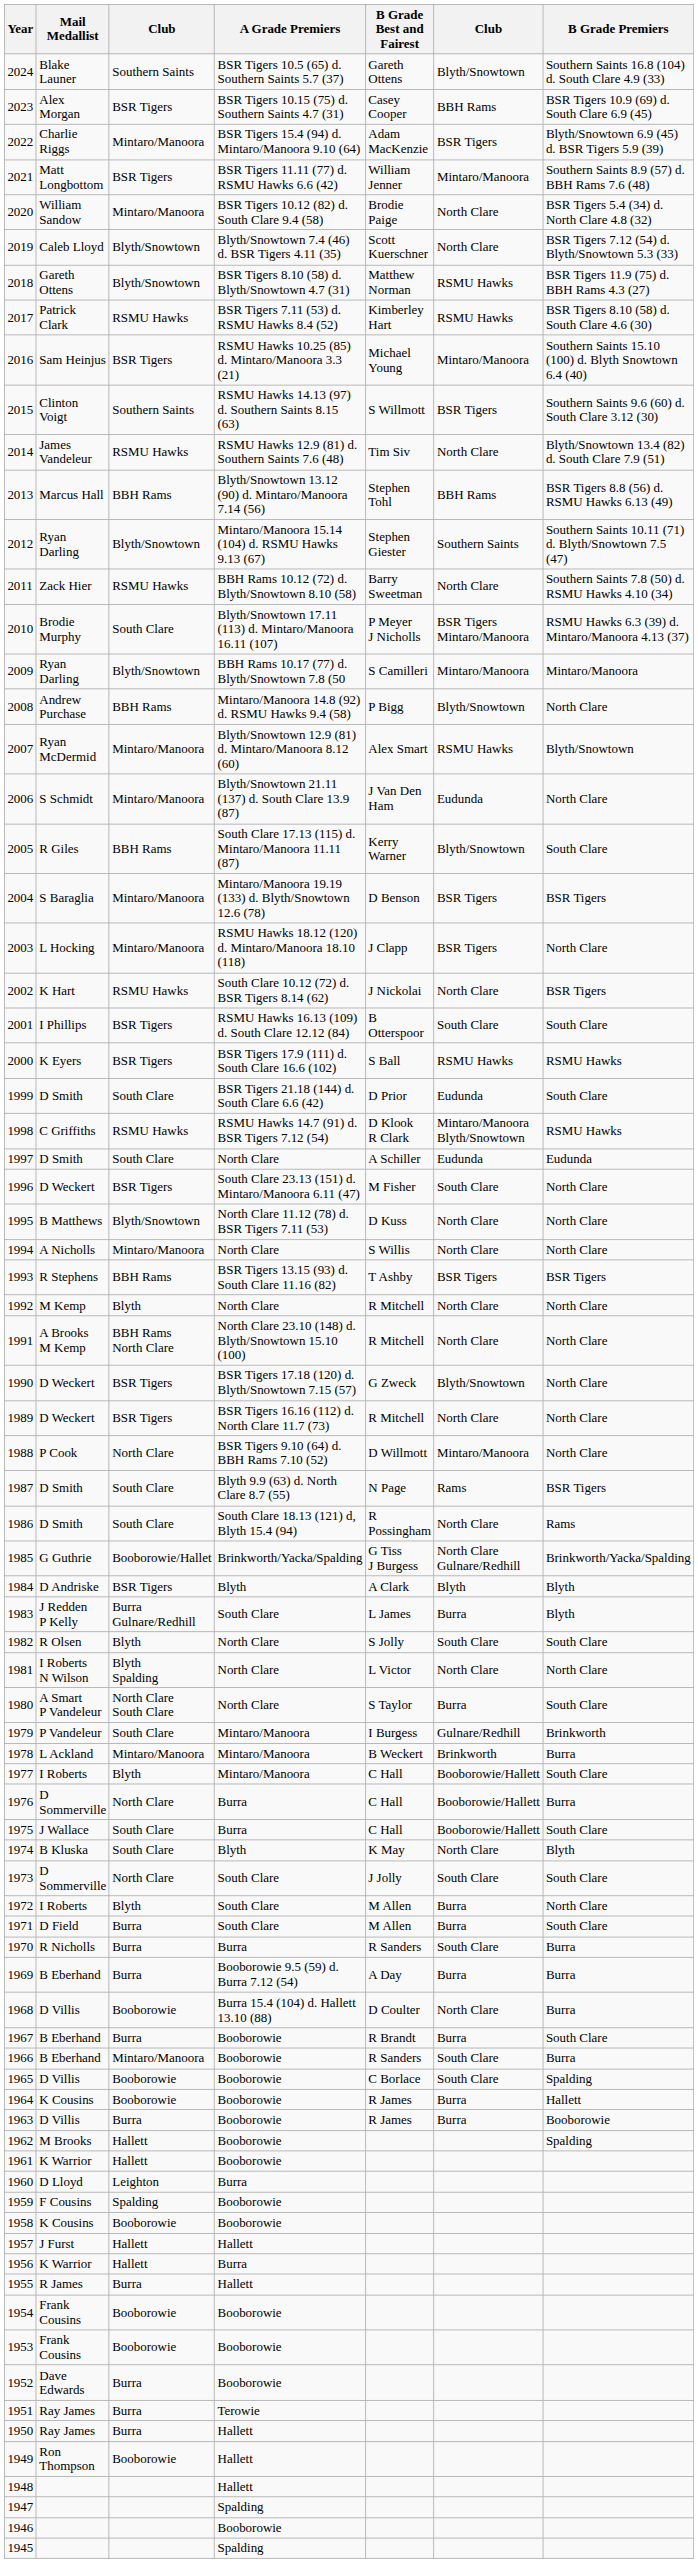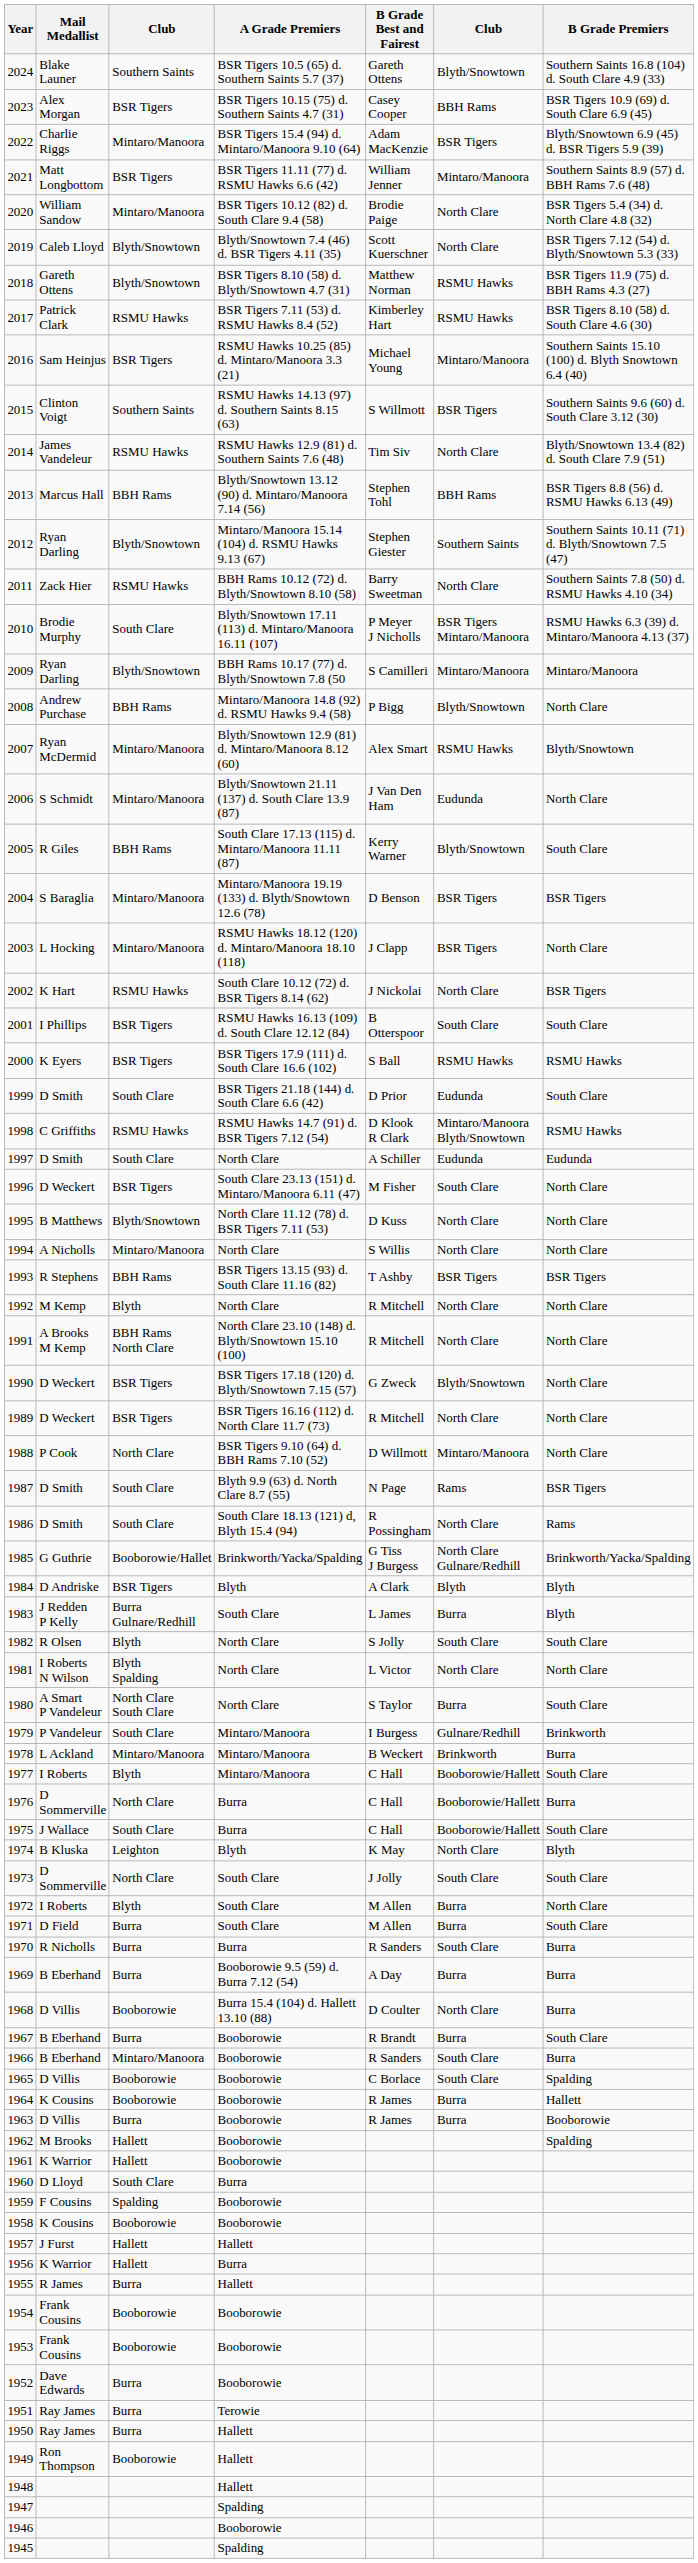(143, 1850) South Clare -> (136, 1850) Leighton
(136, 2181) Leighton -> (143, 2181) South Clare
